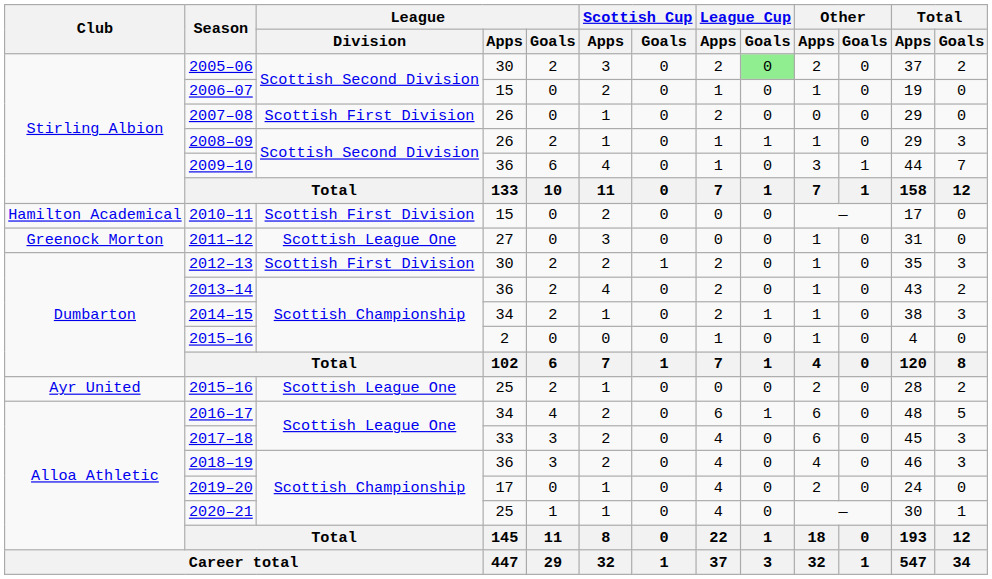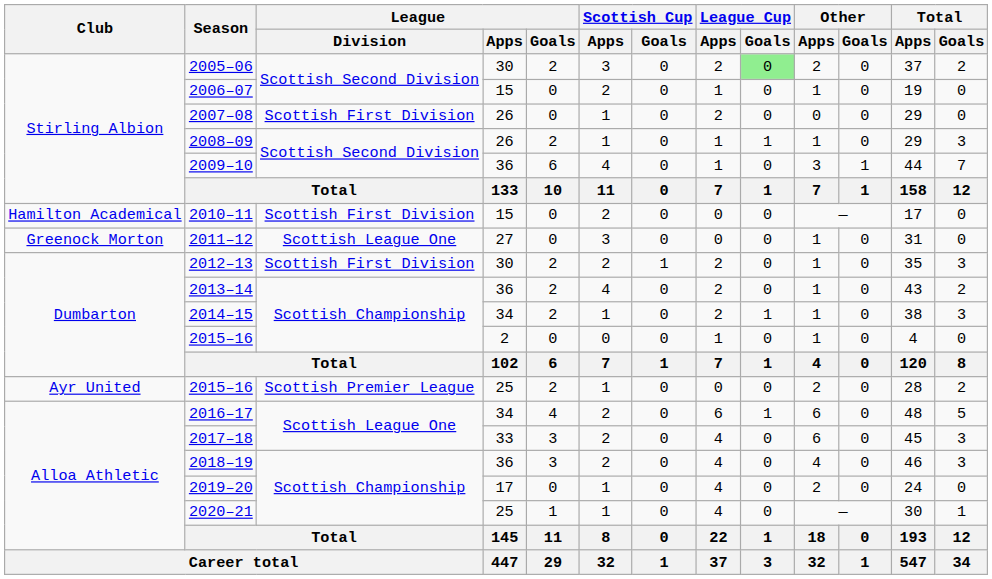(370, 389) Scottish League One -> (370, 389) Scottish Premier League
